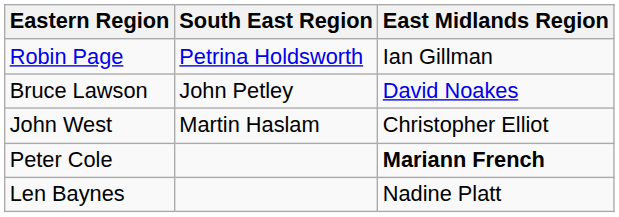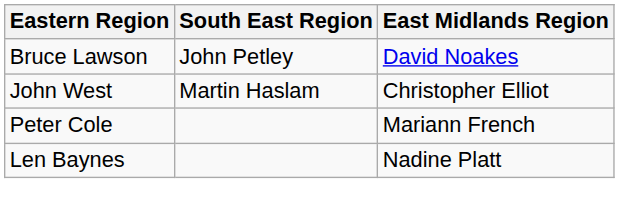- row: (67, 56)
(464, 159) bold -> (459, 125) normal
